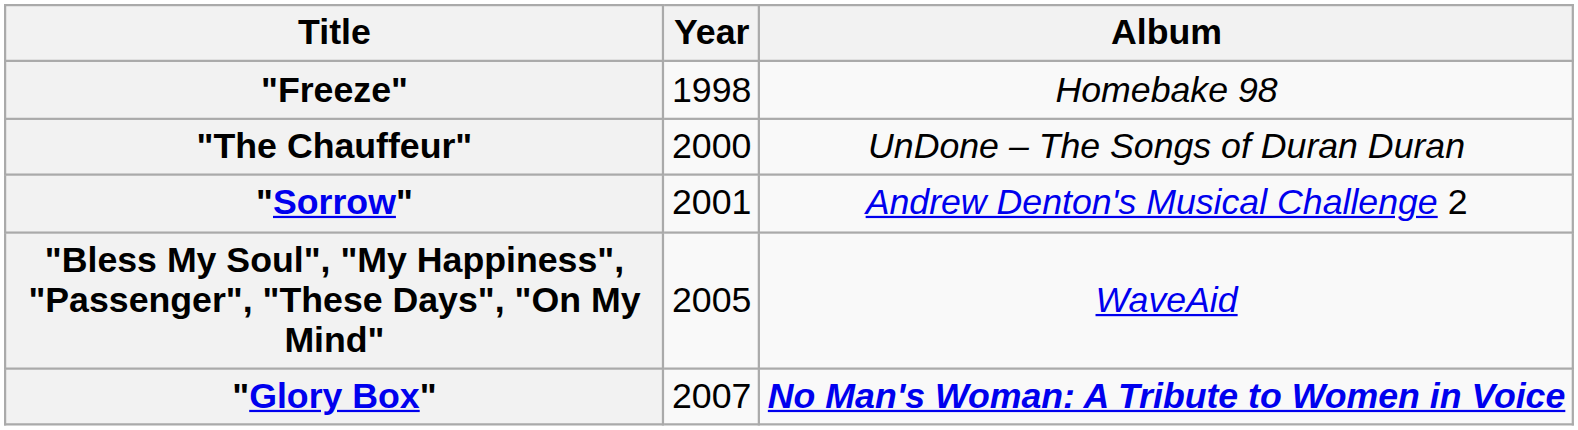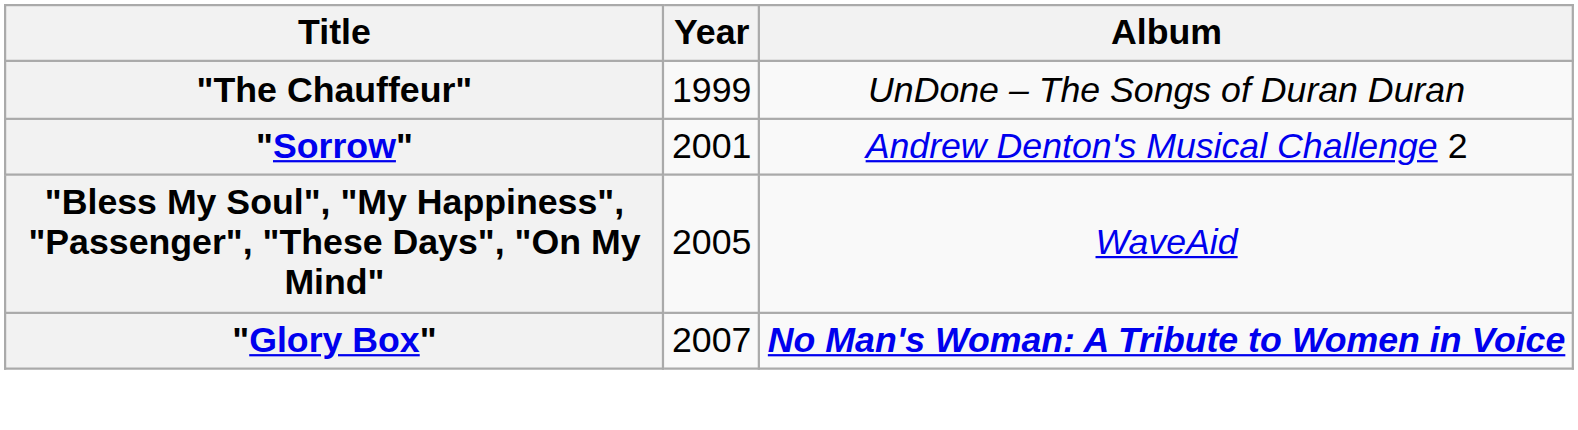- row: (334, 89)
(712, 145) 2000 -> (712, 89) 1999
